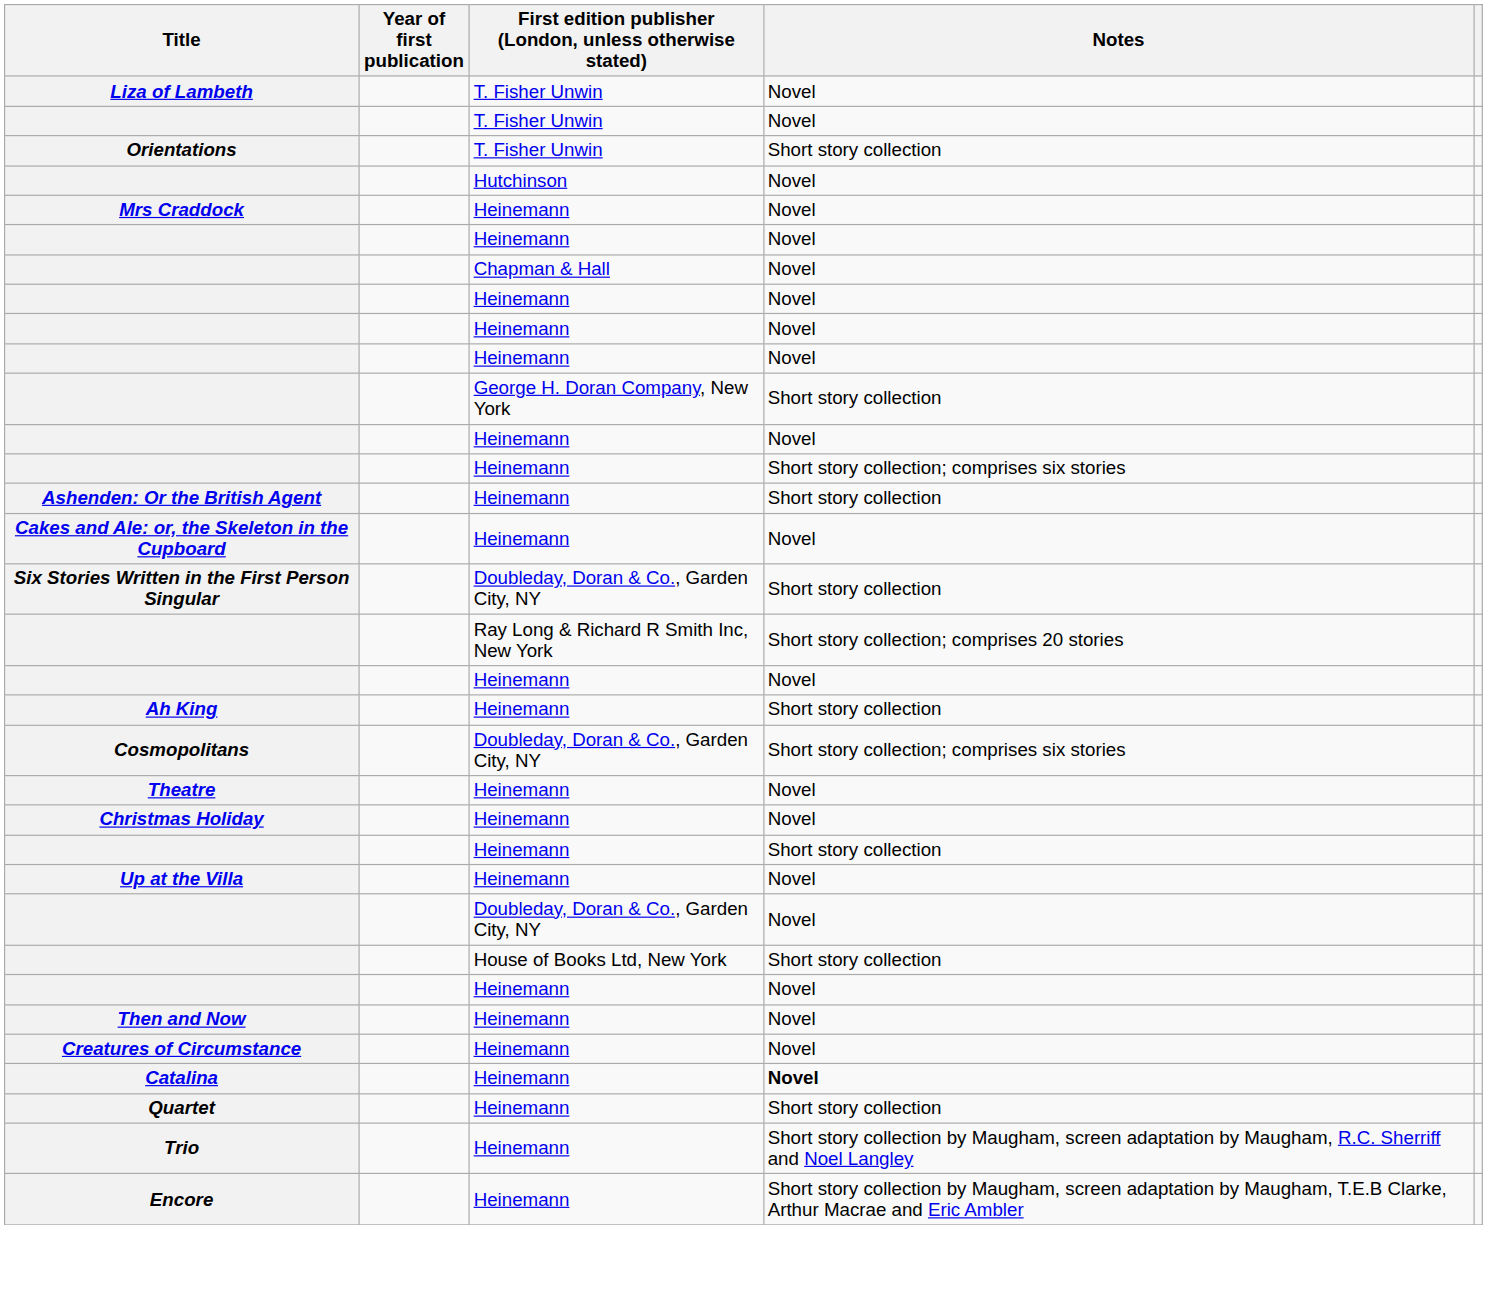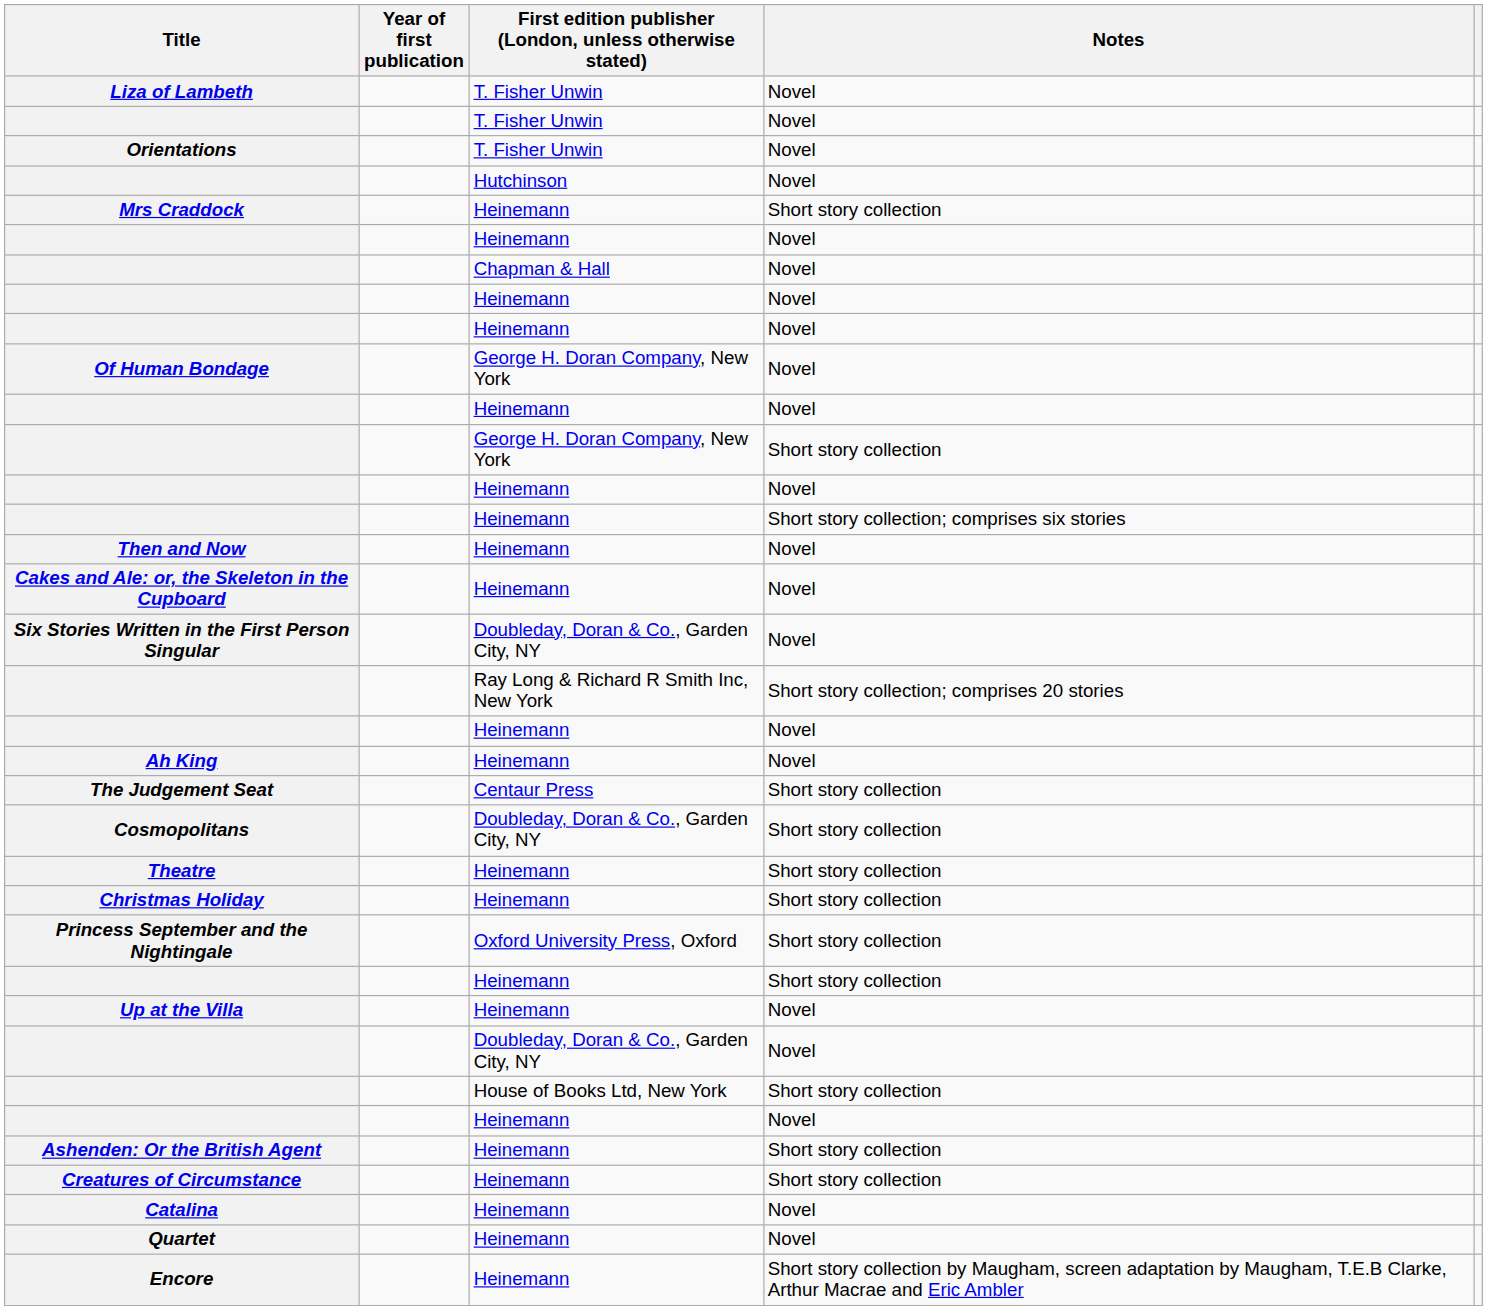(855, 150) Short story collection -> (792, 150) Novel
(792, 209) Novel -> (855, 209) Short story collection
+ row: (182, 368)
rows swapped: (182, 498) <-> (182, 1019)
(855, 589) Short story collection -> (792, 639) Novel
(855, 709) Short story collection -> (792, 760) Novel
+ row: (182, 790)
(947, 750) Short story collection; comprises six stories -> (855, 830) Short story collection
(792, 790) Novel -> (855, 870) Short story collection
(792, 819) Novel -> (855, 900) Short story collection
+ row: (182, 940)
(792, 1048) Novel -> (855, 1179) Short story collection
(793, 1078) bold -> (792, 1209) normal
(855, 1108) Short story collection -> (792, 1239) Novel
- row: (182, 1148)
